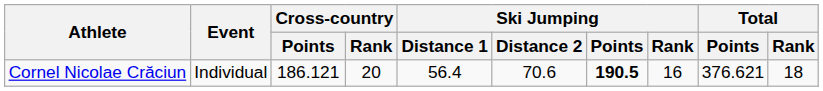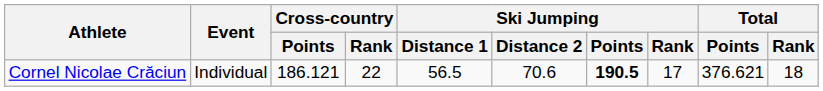(371, 73) 20 -> (371, 73) 22
(445, 73) 56.4 -> (445, 73) 56.5
(673, 73) 16 -> (673, 73) 17
